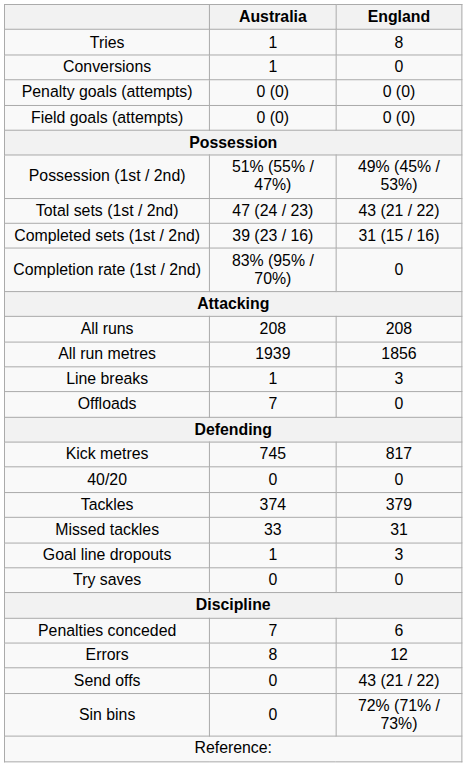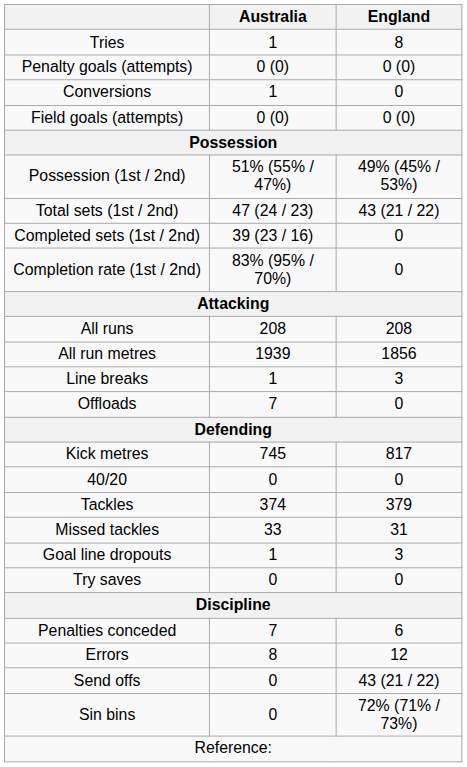rows swapped: (107, 67) <-> (107, 92)
(399, 235) 31 (15 / 16) -> (399, 235) 0
